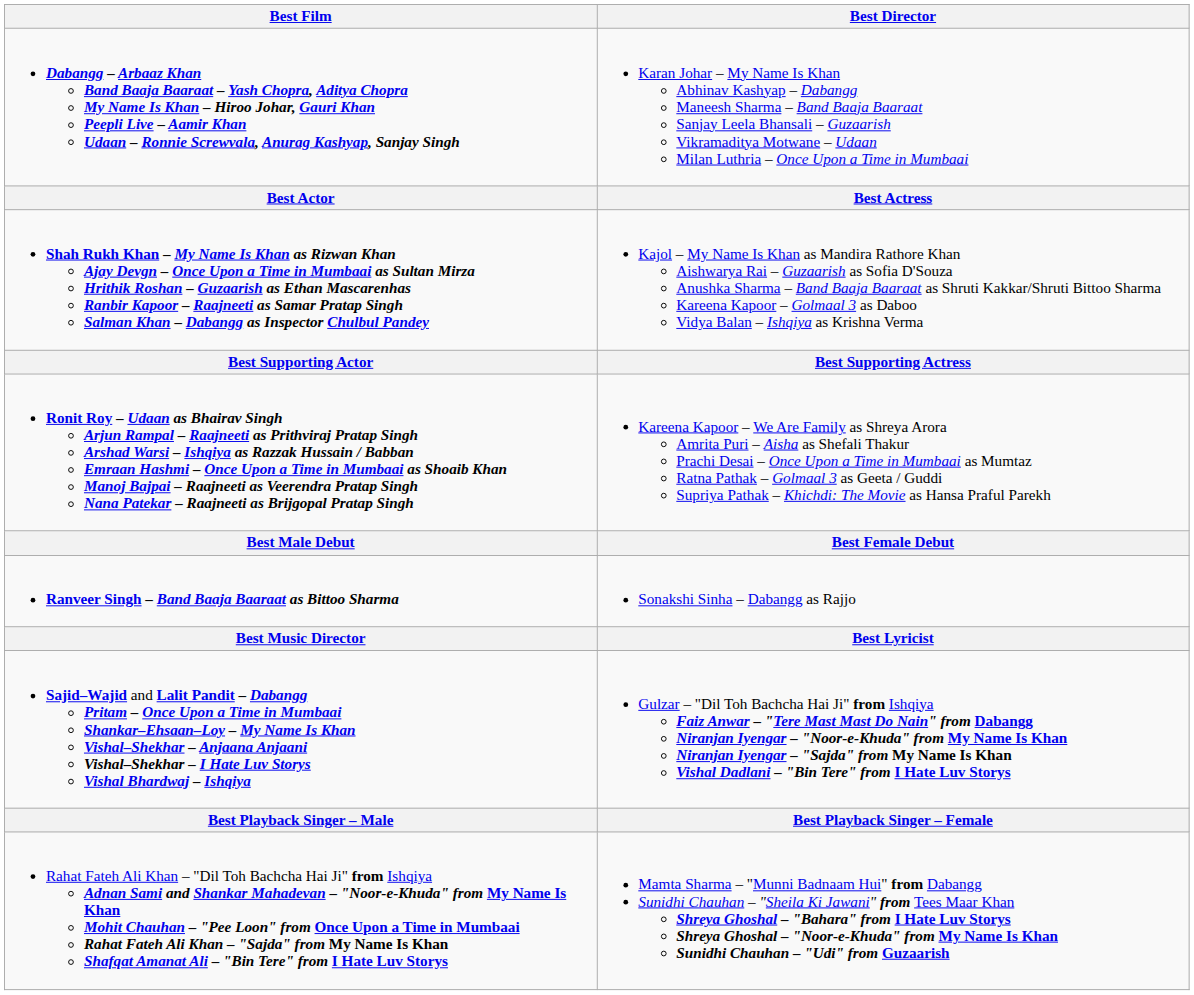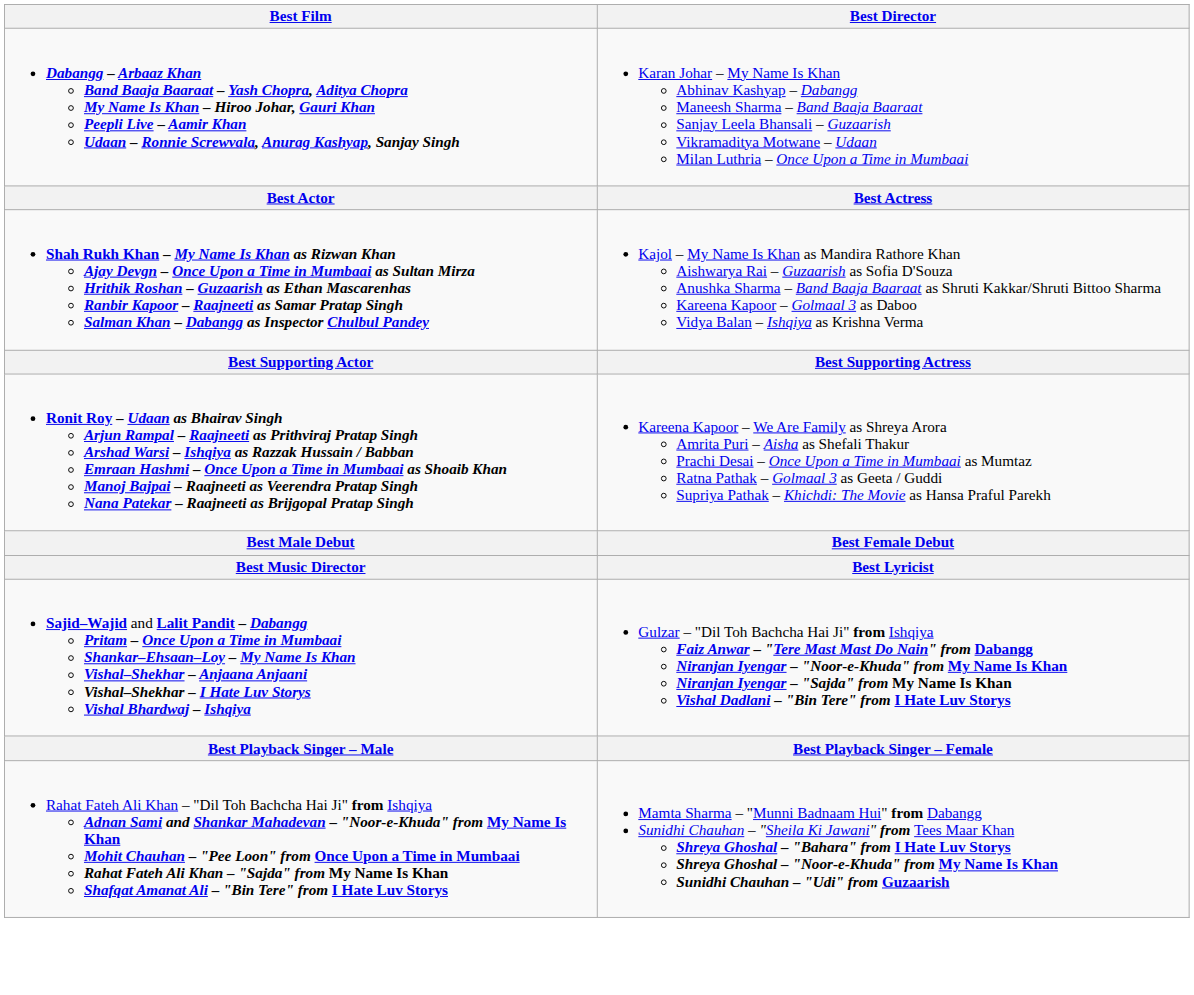- row: (301, 599)
